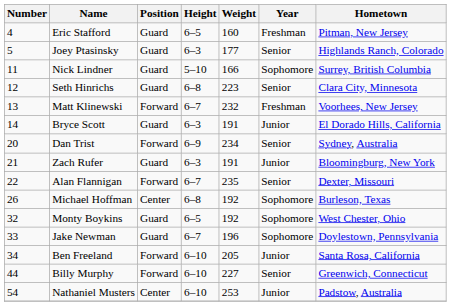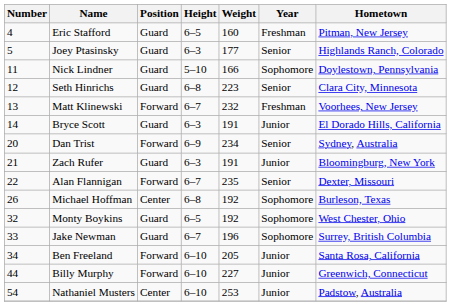(375, 69) Surrey, British Columbia -> (378, 69) Doylestown, Pennsylvania
(378, 236) Doylestown, Pennsylvania -> (375, 236) Surrey, British Columbia
(276, 273) Senior -> (275, 273) Junior
